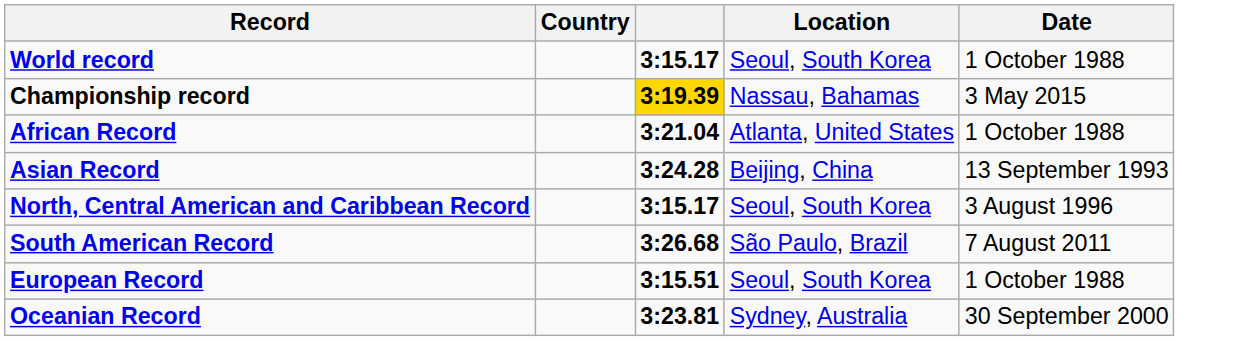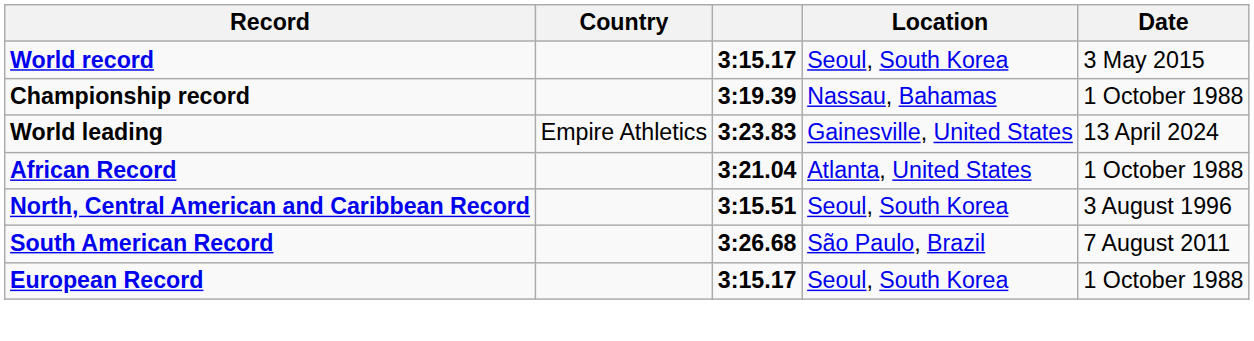(1045, 59) 1 October 1988 -> (1144, 59) 3 May 2015
(680, 96) gold background -> (757, 96) no background
(1025, 96) 3 May 2015 -> (1163, 96) 1 October 1988
+ row: (87, 133)
- row: (85, 170)
(680, 206) 3:15.17 -> (757, 206) 3:15.51
(680, 280) 3:15.51 -> (757, 280) 3:15.17
- row: (105, 317)
